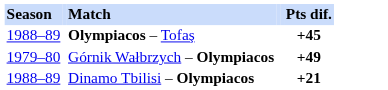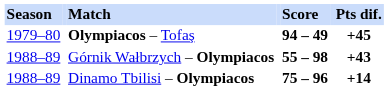+ column: (300, 14)
(33, 35) 1988–89 -> (33, 35) 1979–80
(33, 56) 1979–80 -> (33, 56) 1988–89
(309, 56) +49 -> (359, 56) +43
(309, 77) +21 -> (359, 77) +14
